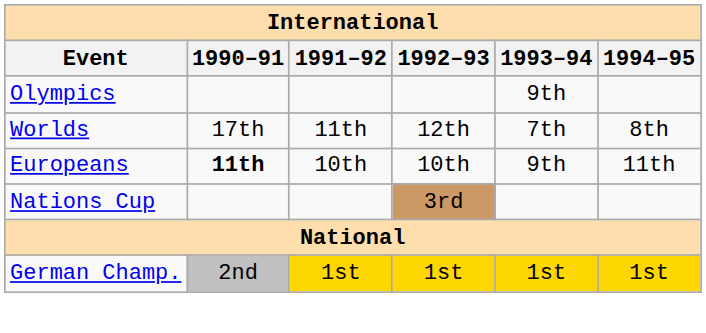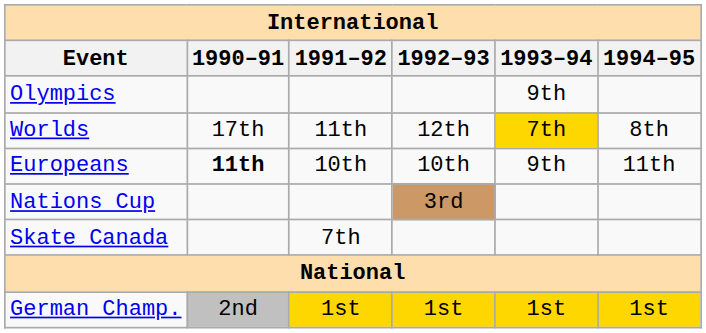(546, 130) no background -> (546, 130) gold background
+ row: (89, 238)
